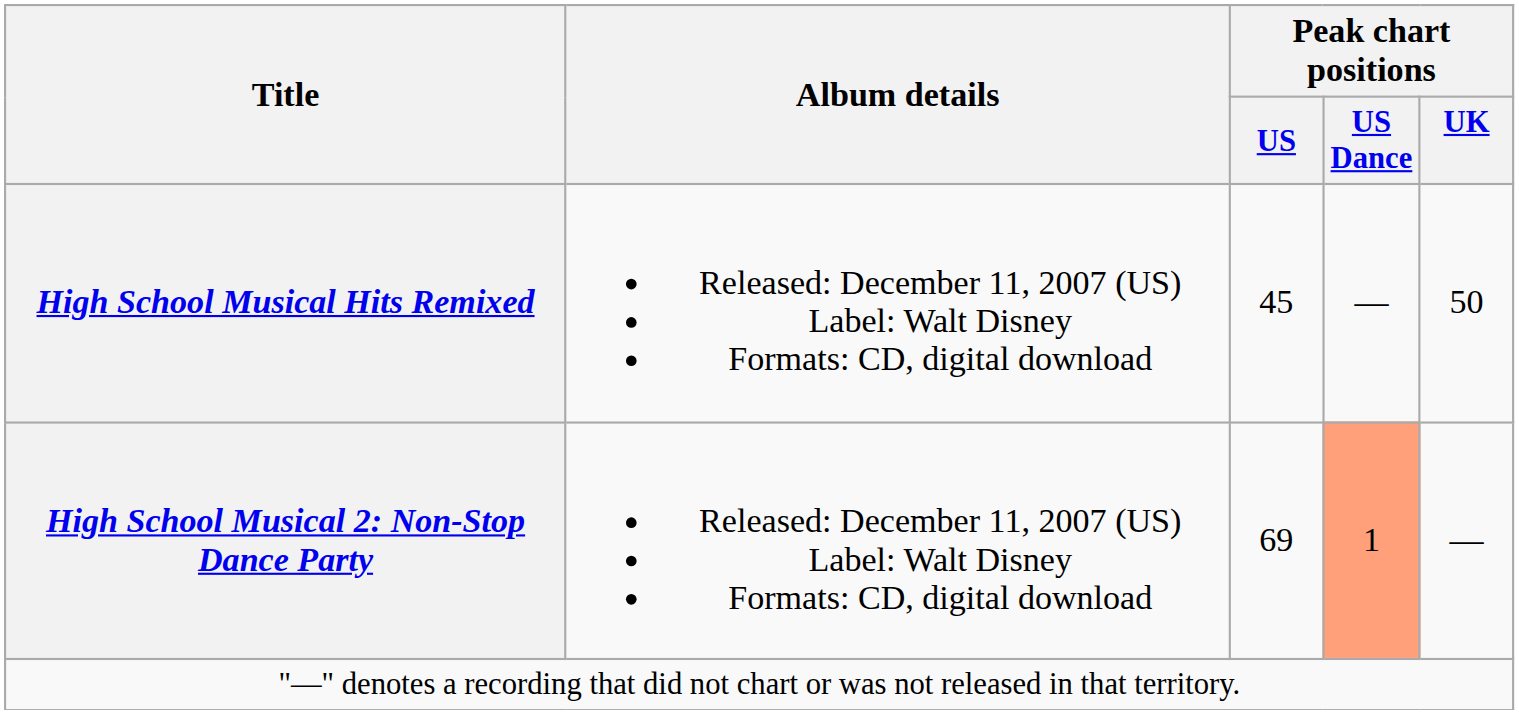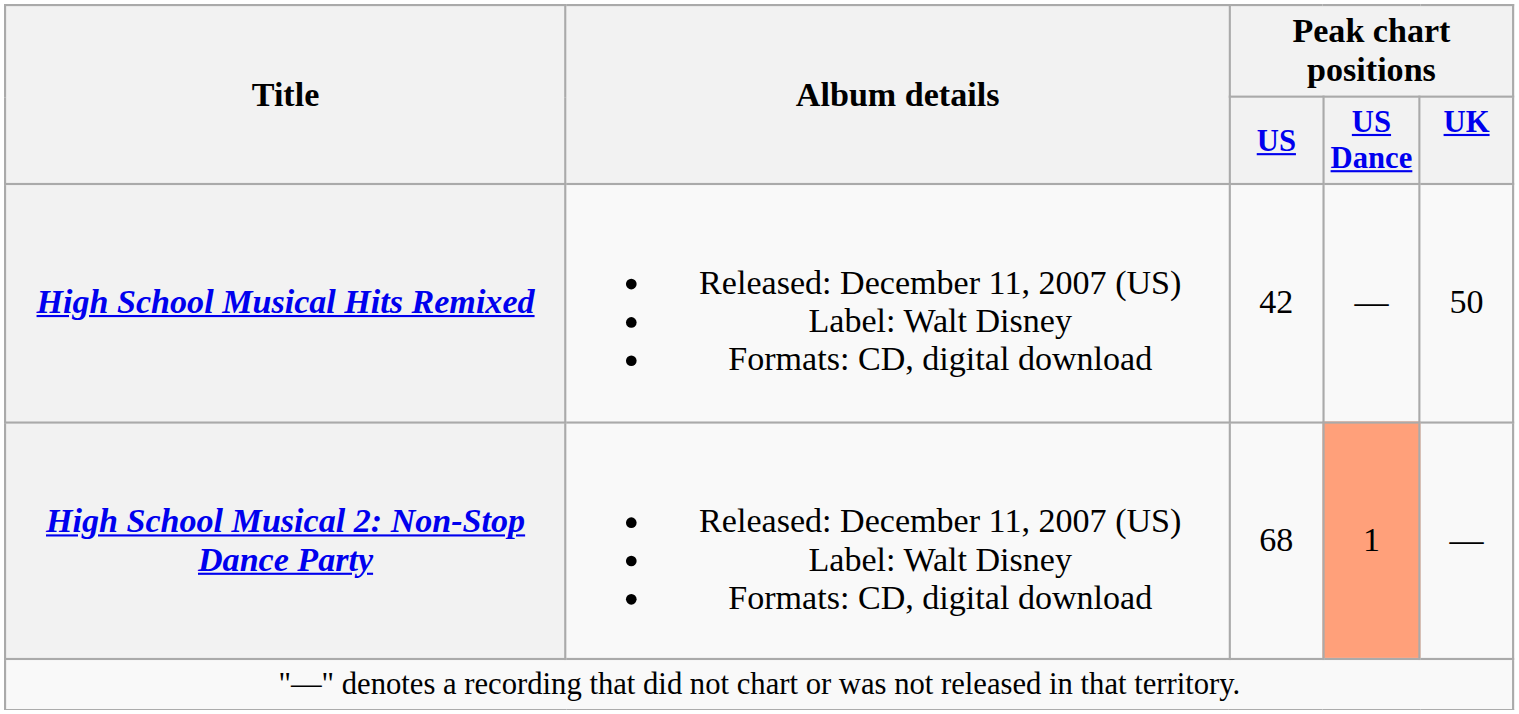(1276, 302) 45 -> (1276, 302) 42
(1276, 539) 69 -> (1276, 539) 68
